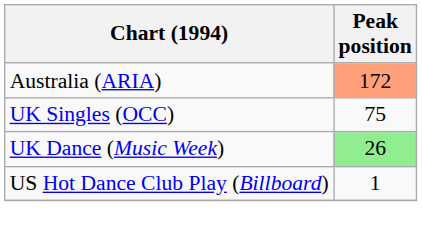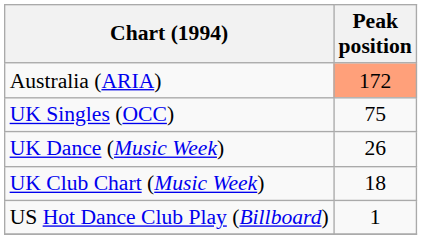(375, 148) lightgreen background -> (375, 148) no background
+ row: (137, 182)
